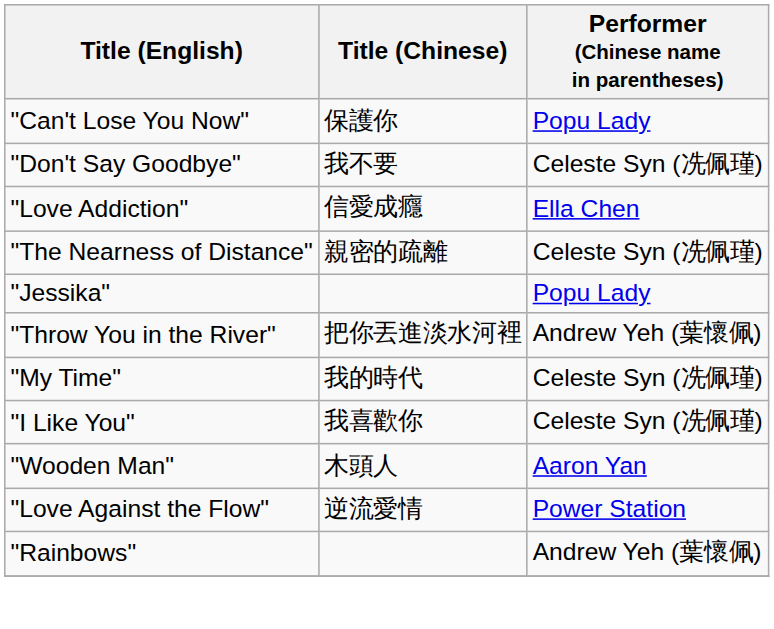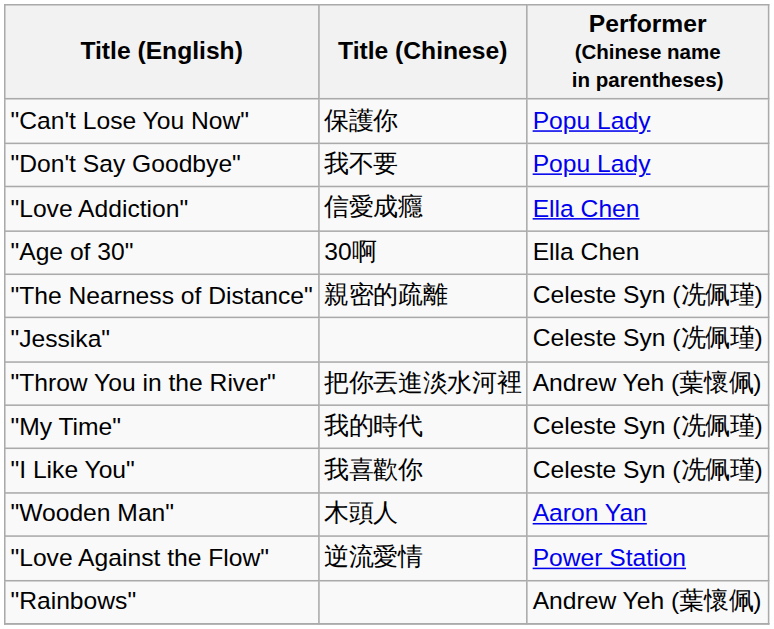(648, 163) Celeste Syn (冼佩瑾) -> (592, 164) Popu Lady
+ row: (72, 251)
(592, 293) Popu Lady -> (648, 338) Celeste Syn (冼佩瑾)
